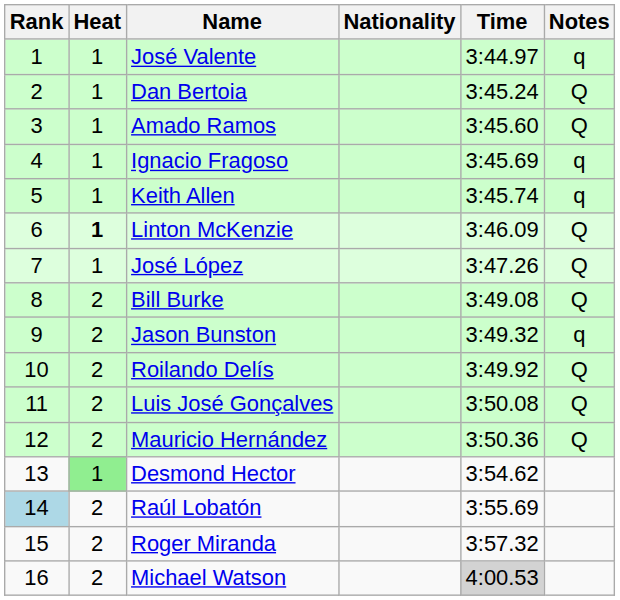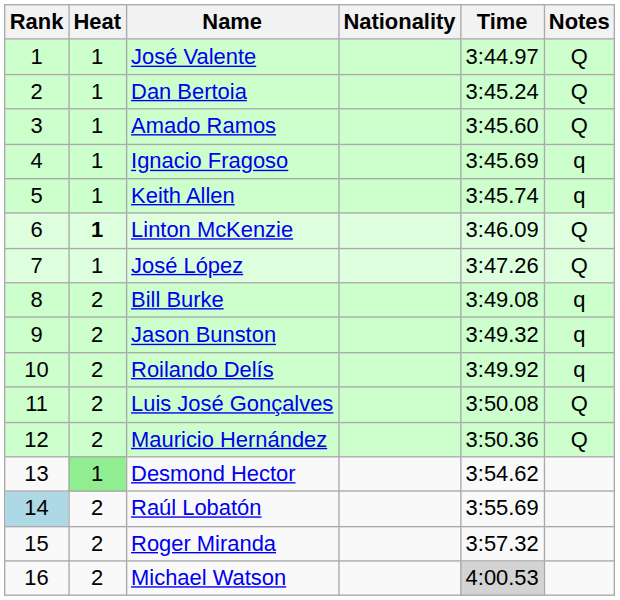(579, 56) q -> (579, 56) Q
(579, 299) Q -> (579, 299) q
(579, 369) Q -> (579, 369) q
